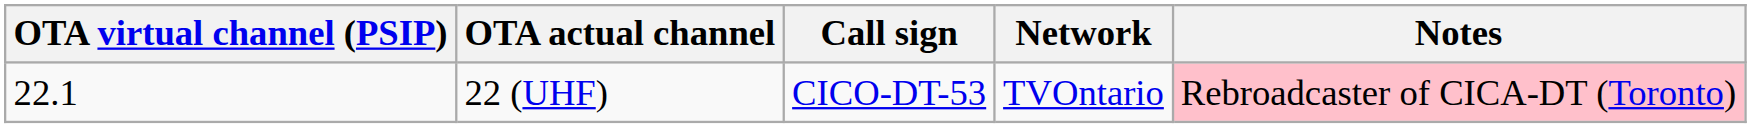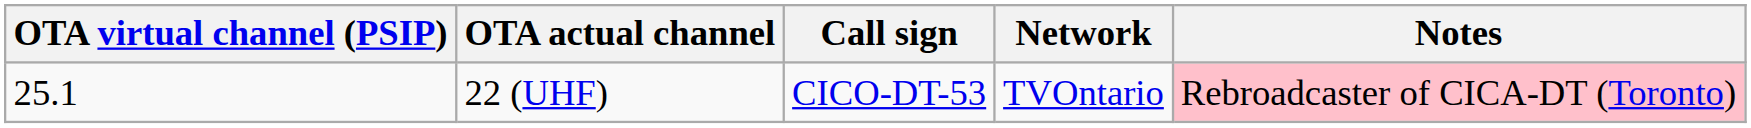(46, 91) 22.1 -> (46, 91) 25.1
